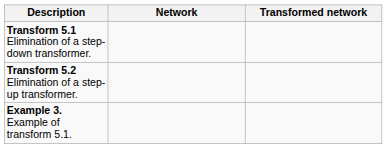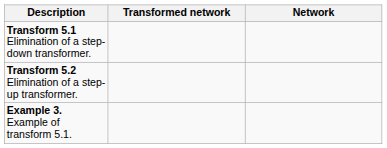columns swapped: (177, 13) <-> (313, 13)
